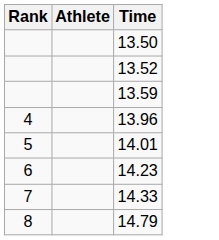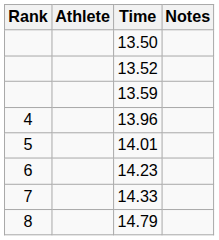+ column: (188, 17)
